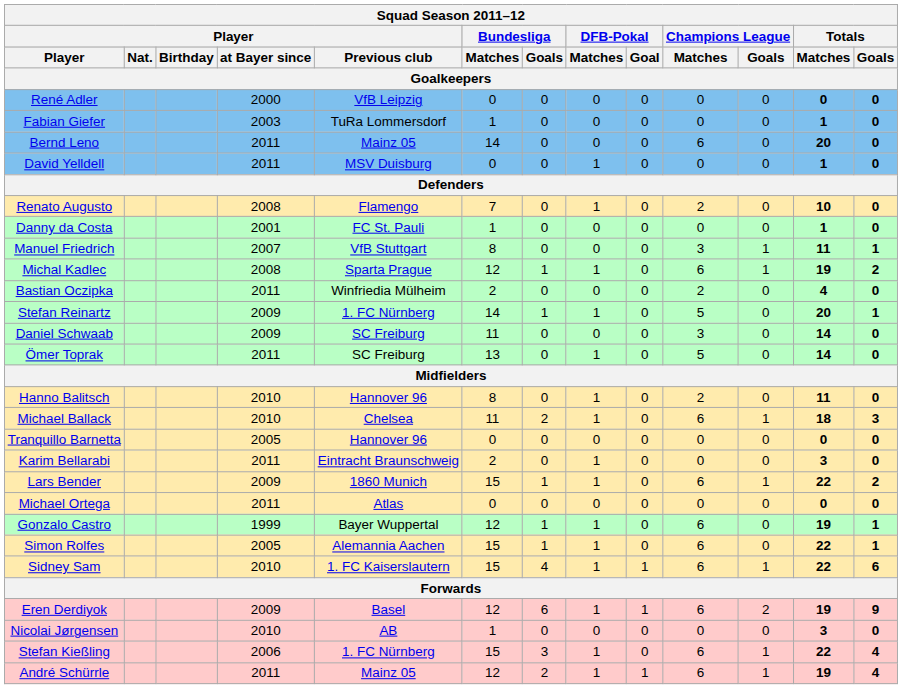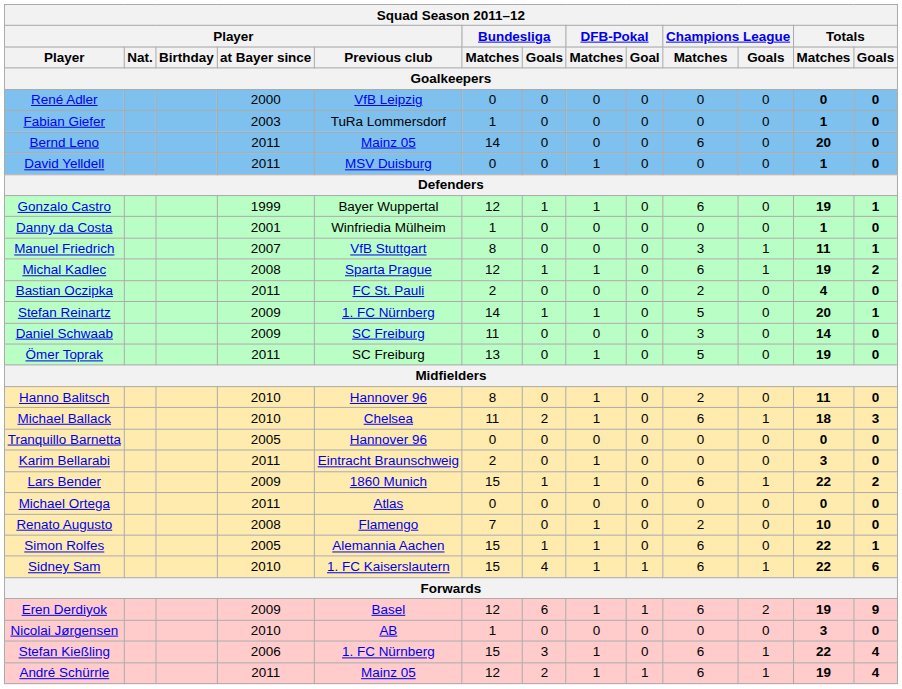rows swapped: (64, 524) <-> (64, 206)
(388, 227) FC St. Pauli -> (388, 227) Winfriedia Mülheim
(388, 291) Winfriedia Mülheim -> (388, 291) FC St. Pauli
(823, 354) 14 -> (823, 354) 19
